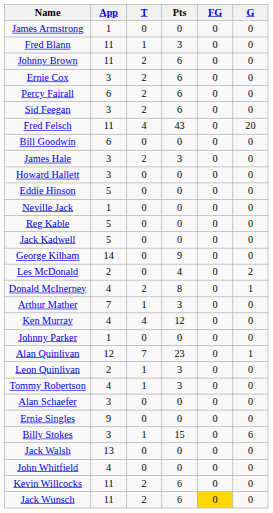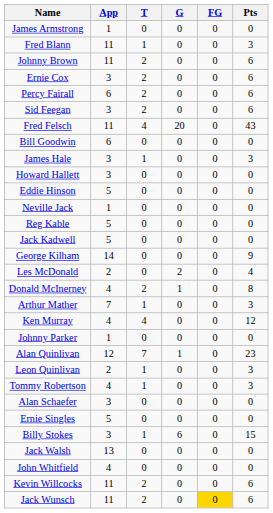columns swapped: (250, 12) <-> (180, 12)
(144, 158) 2 -> (144, 158) 1
(109, 418) 9 -> (109, 418) 5
